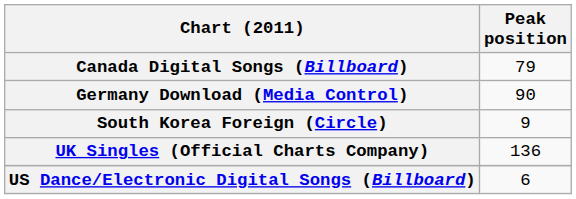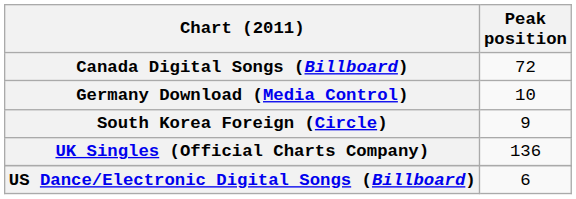(525, 67) 79 -> (525, 67) 72
(525, 95) 90 -> (525, 95) 10
